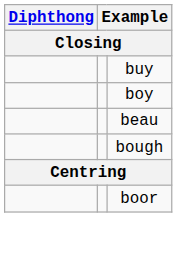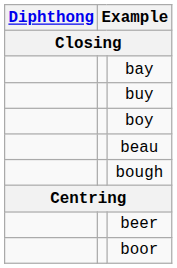+ row: (139, 69)
+ row: (139, 224)
